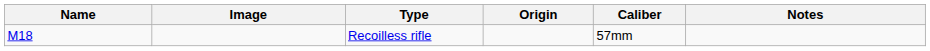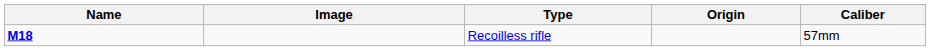- column: (805, 14)
(20, 35) normal -> (20, 35) bold
